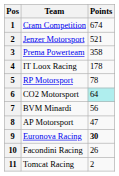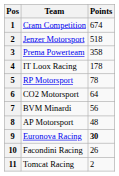(96, 38) 521 -> (96, 38) 518
(94, 94) paleturquoise background -> (94, 94) no background
(94, 122) 47 -> (94, 122) 48
